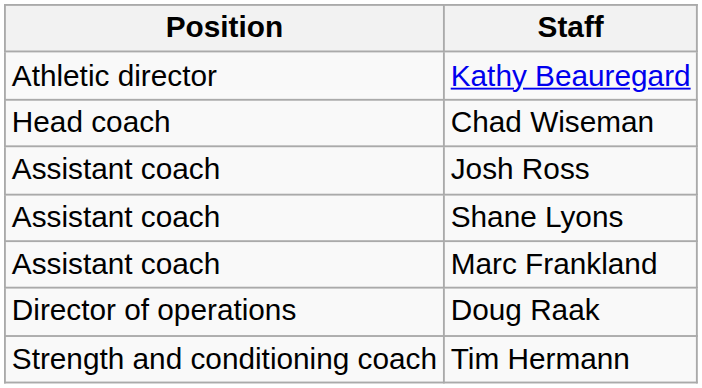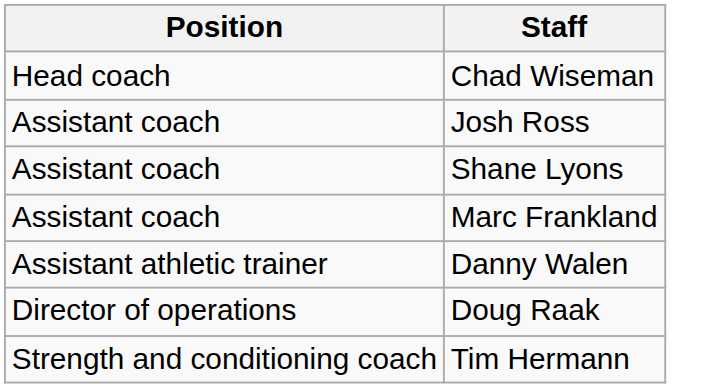- row: (571, 75)
+ row: (539, 264)
